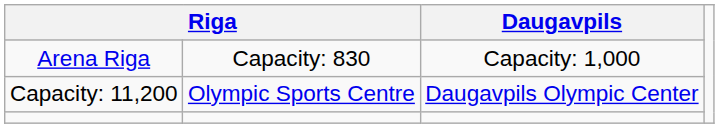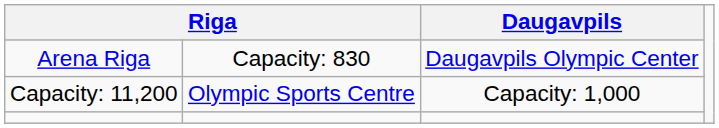(562, 58) Capacity: 1,000 -> (562, 58) Daugavpils Olympic Center
(562, 93) Daugavpils Olympic Center -> (562, 93) Capacity: 1,000
